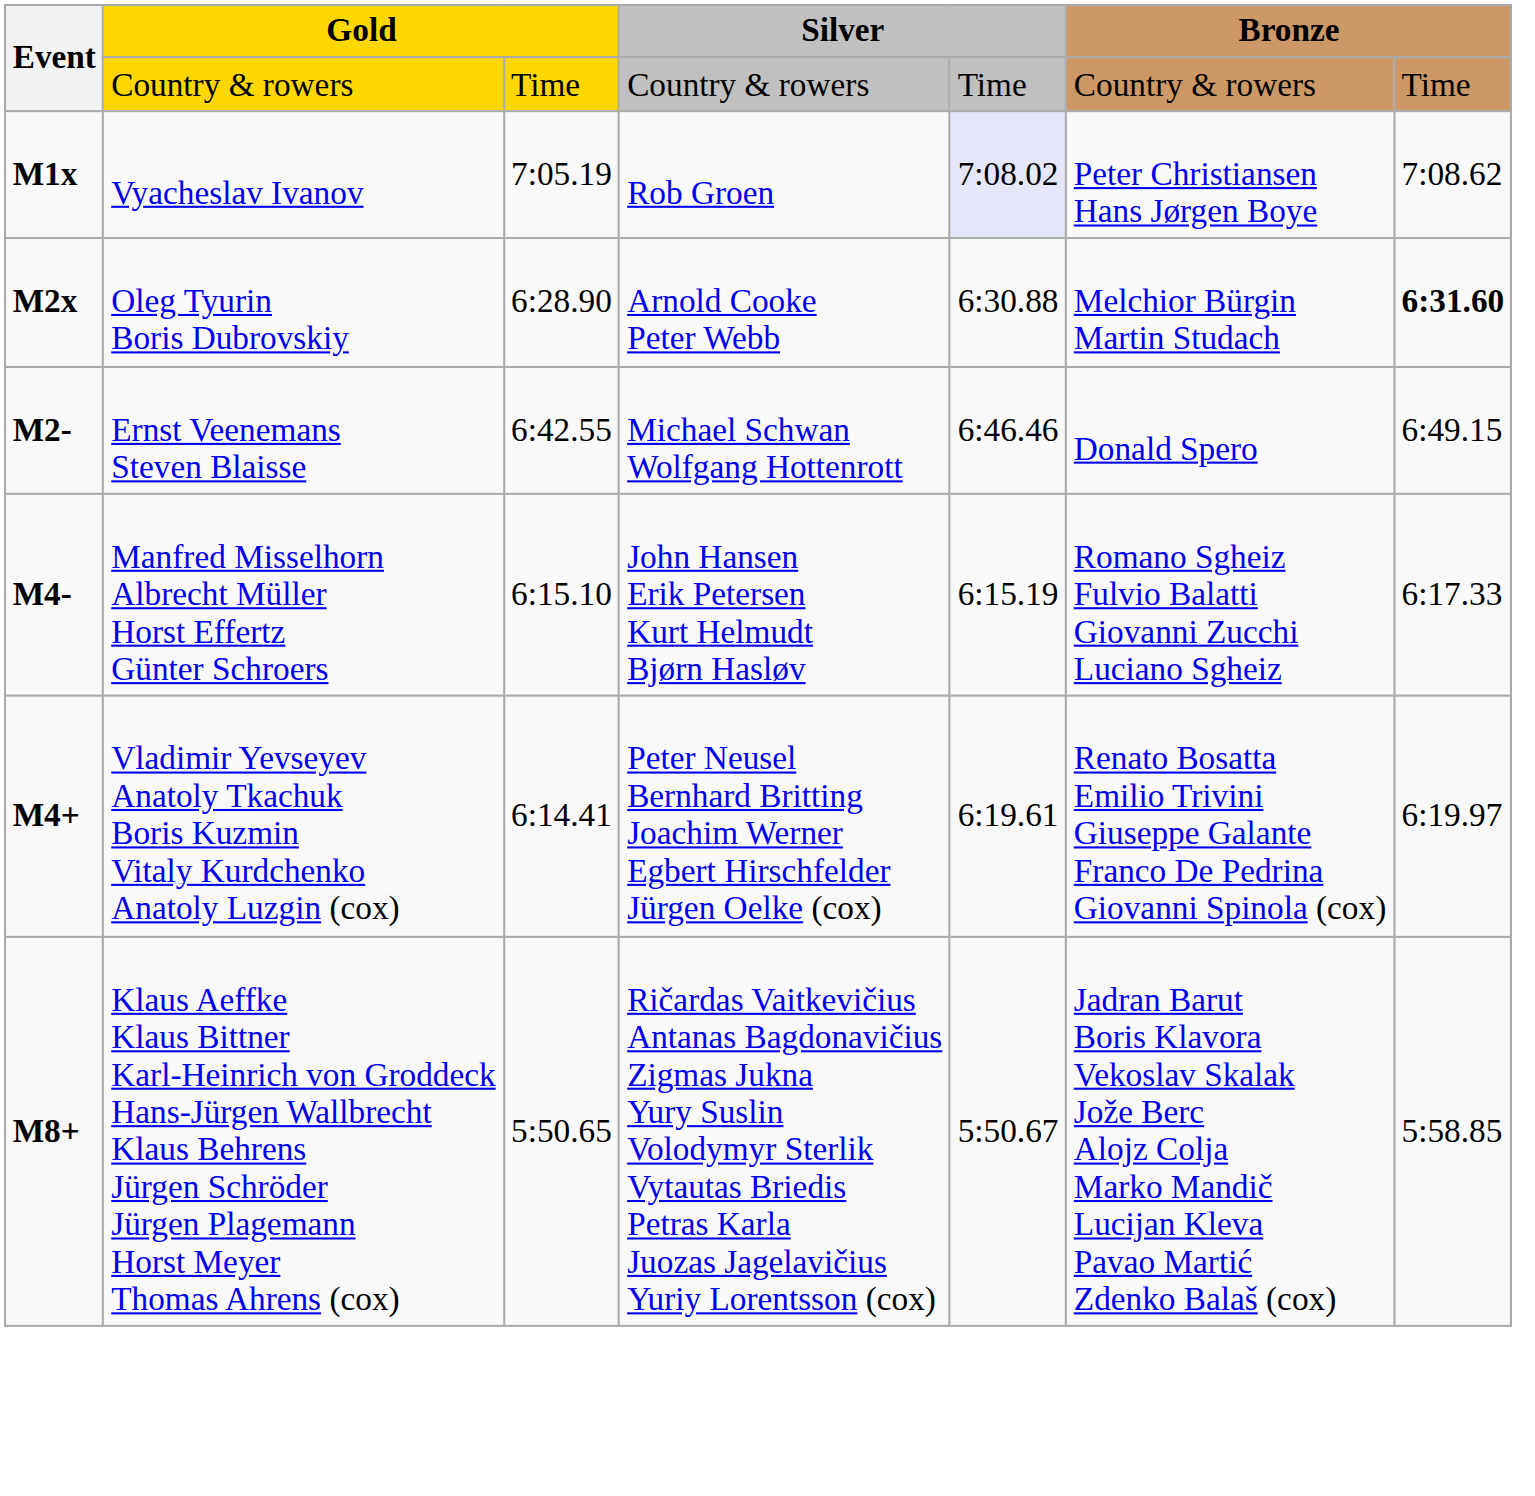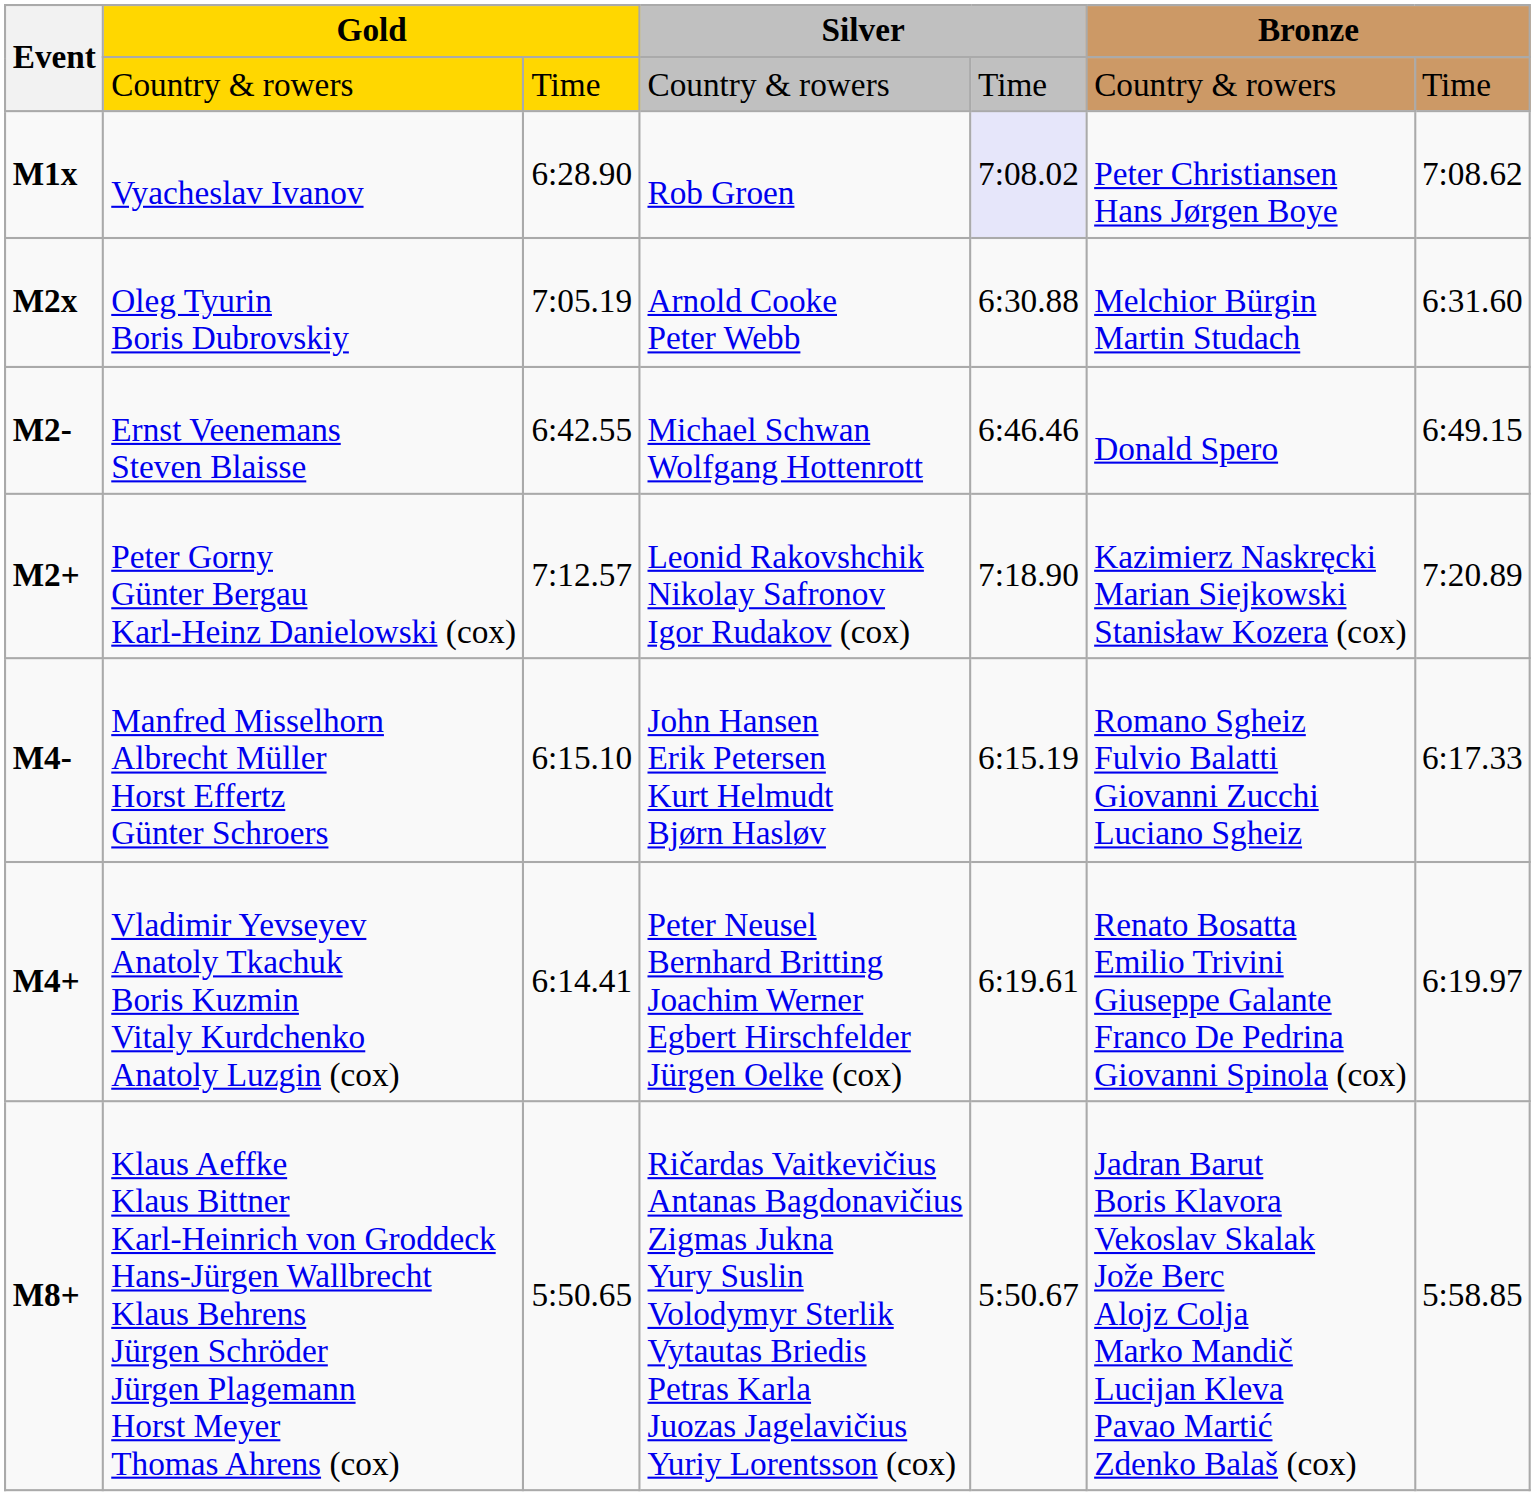(561, 173) 7:05.19 -> (582, 173) 6:28.90
(561, 301) 6:28.90 -> (582, 301) 7:05.19
(1453, 301) bold -> (1472, 301) normal
+ row: (314, 594)
